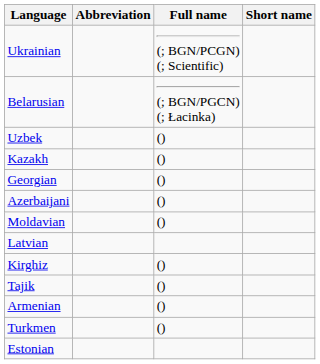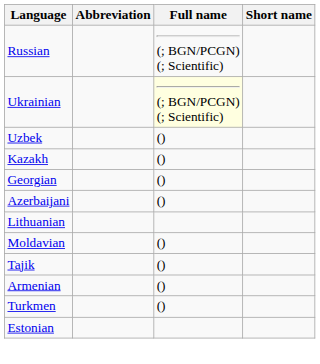+ row: (29, 51)
(198, 54) no background -> (198, 105) lightyellow background
- row: (36, 101)
+ row: (36, 222)
- row: (28, 243)
- row: (28, 264)
